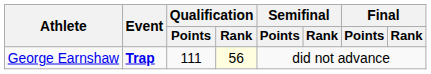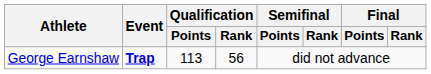(191, 58) 111 -> (191, 58) 113
(236, 58) lightyellow background -> (236, 58) no background
